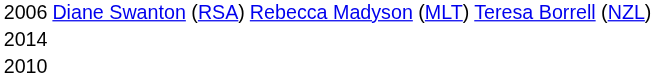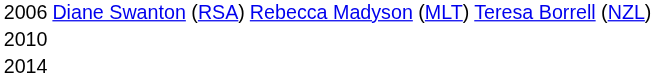rows swapped: (26, 66) <-> (26, 39)
